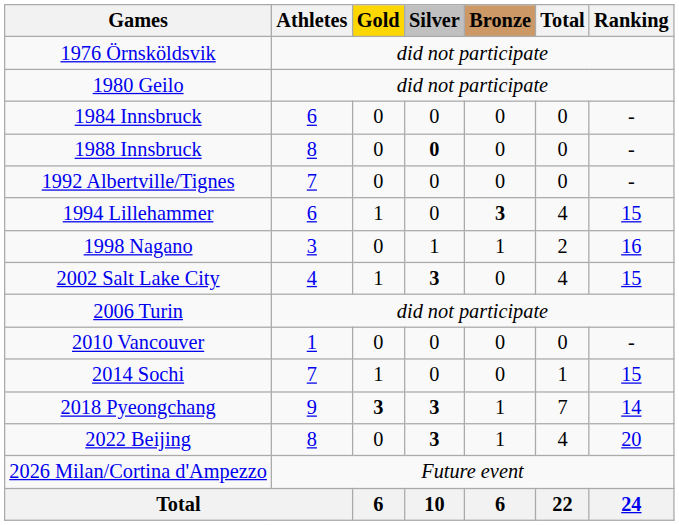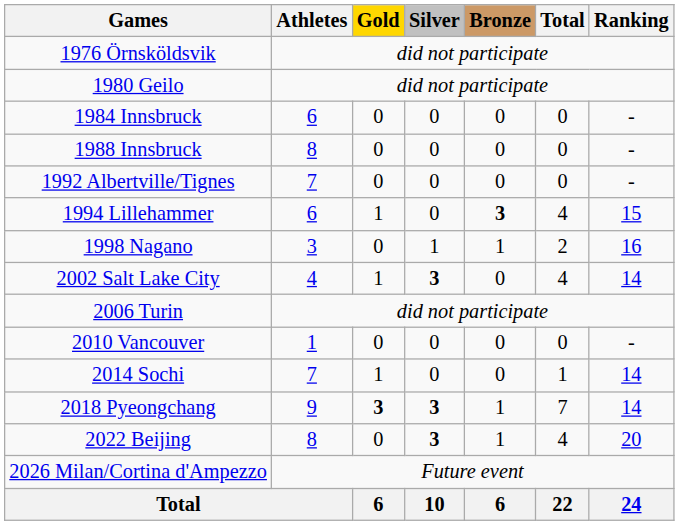(434, 149) bold -> (434, 149) normal
(631, 278) 15 -> (631, 278) 14
(631, 375) 15 -> (631, 375) 14
